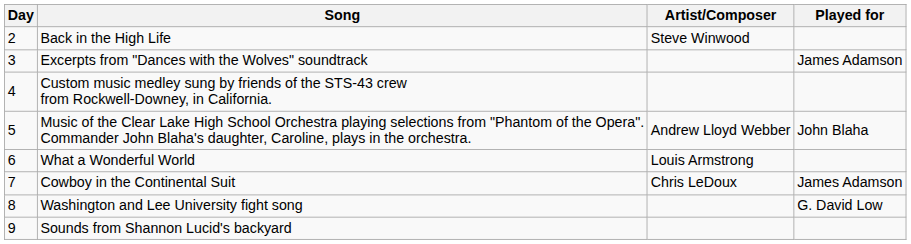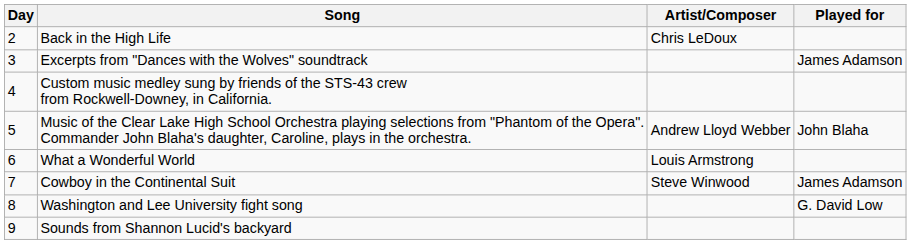(700, 38) Steve Winwood -> (694, 38) Chris LeDoux
(694, 183) Chris LeDoux -> (700, 183) Steve Winwood
